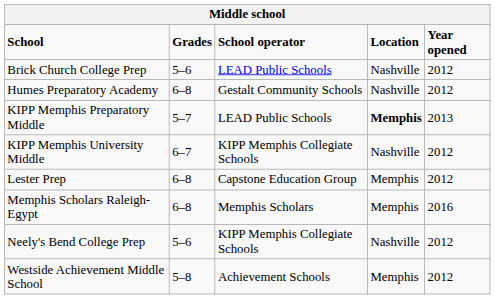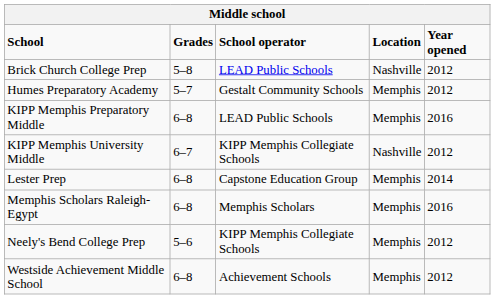(182, 69) 5–6 -> (183, 69) 5–8
(182, 89) 6–8 -> (183, 89) 5–7
(395, 89) Nashville -> (397, 89) Memphis
(182, 117) 5–7 -> (183, 117) 6–8
(396, 117) bold -> (397, 117) normal
(440, 117) 2013 -> (440, 117) 2016
(440, 179) 2012 -> (440, 179) 2014
(395, 241) Nashville -> (397, 241) Memphis
(182, 276) 5–8 -> (183, 276) 6–8
